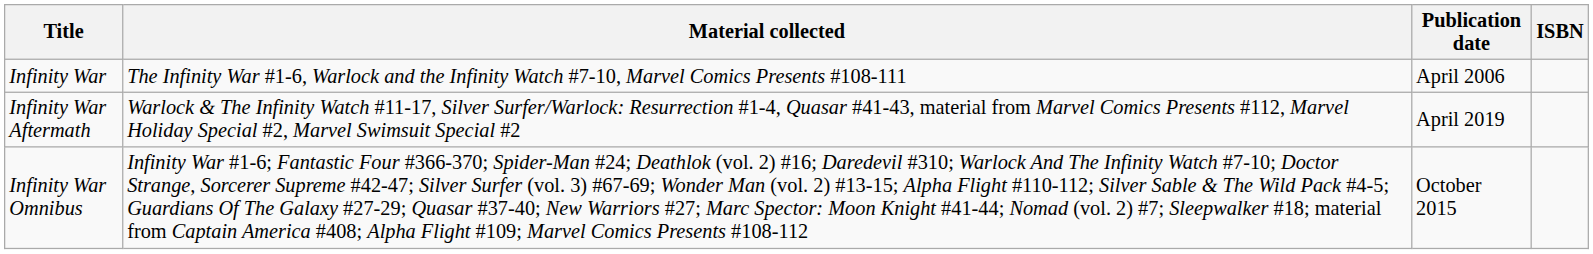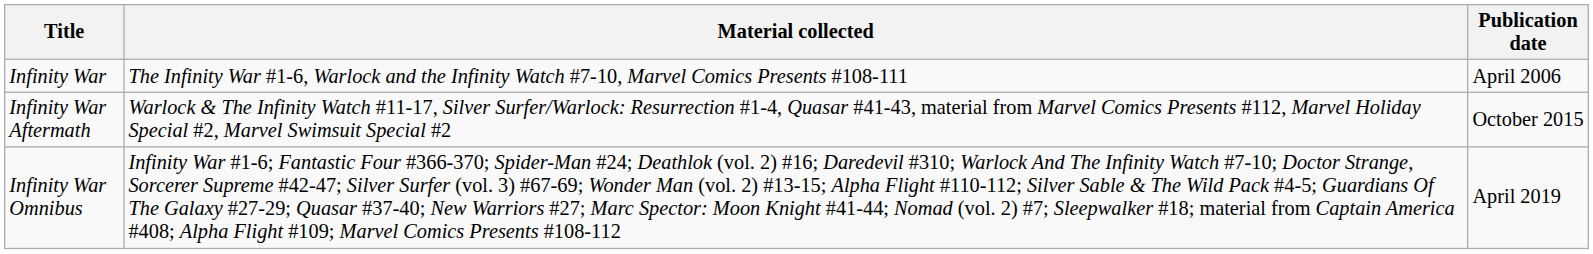- column: (1560, 32)
(1460, 119) April 2019 -> (1528, 119) October 2015
(1449, 197) October 2015 -> (1517, 197) April 2019
